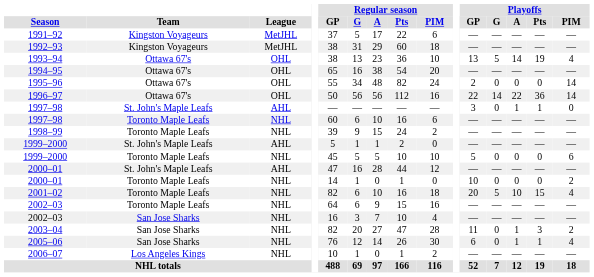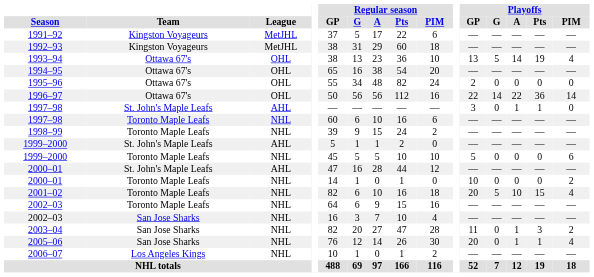(571, 83) 14 -> (571, 83) 0
(473, 242) 6 -> (473, 242) 20
